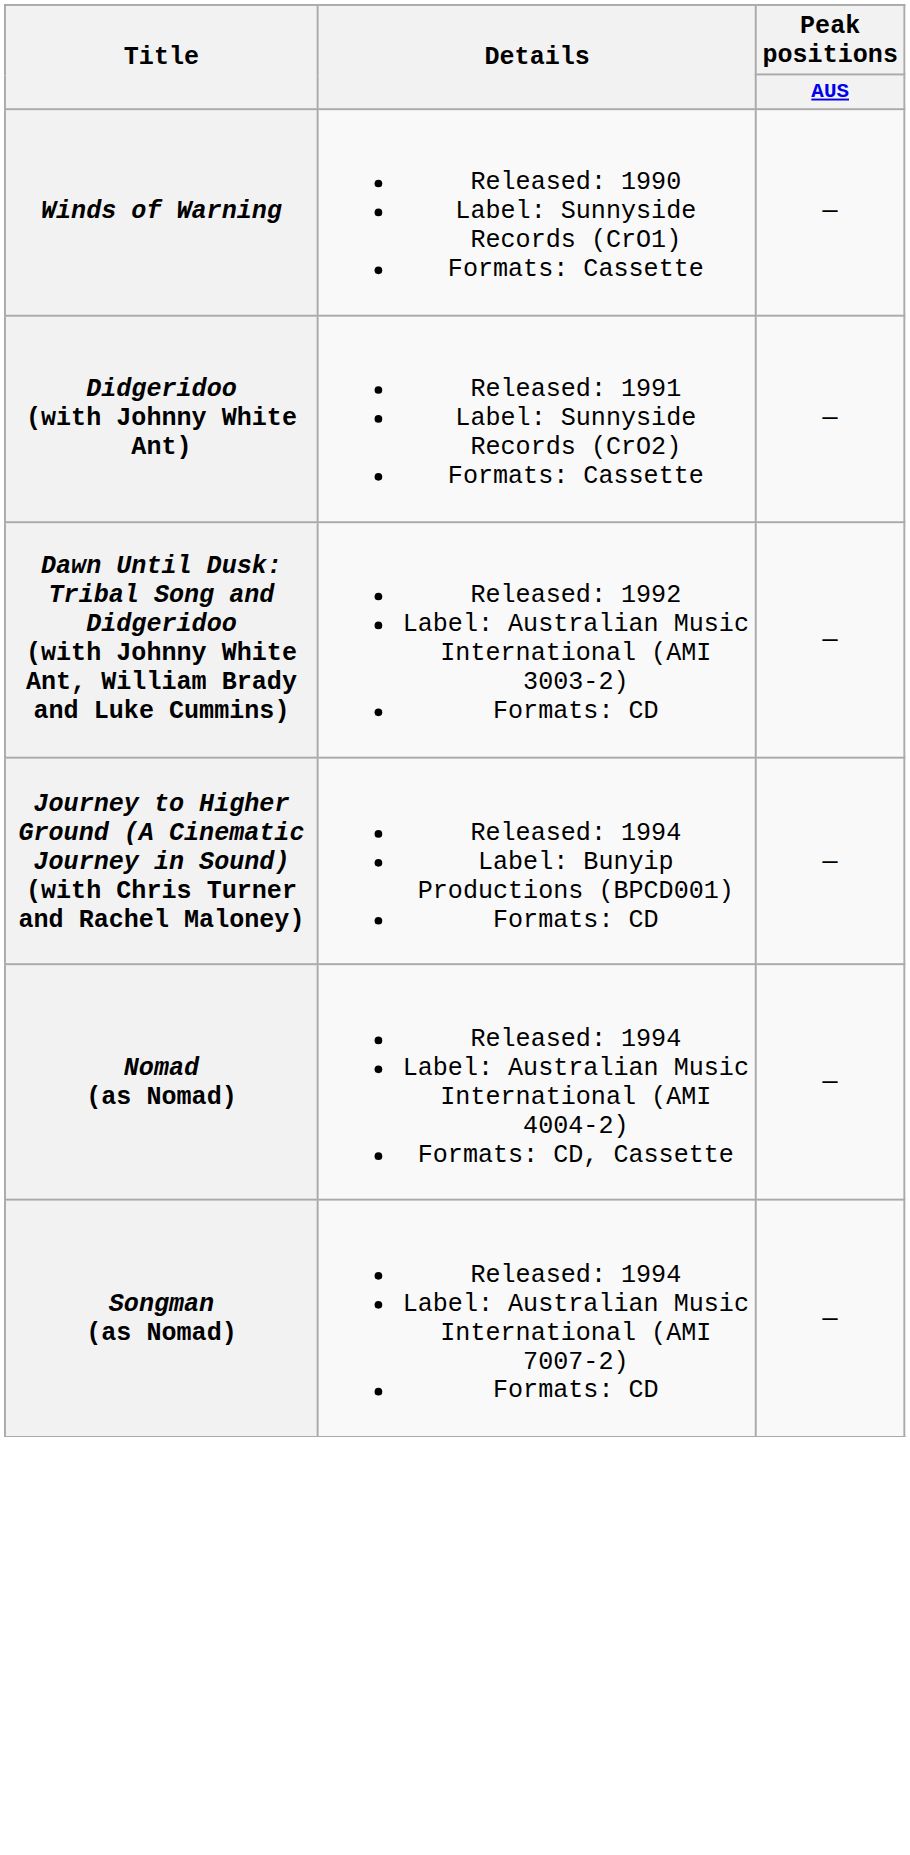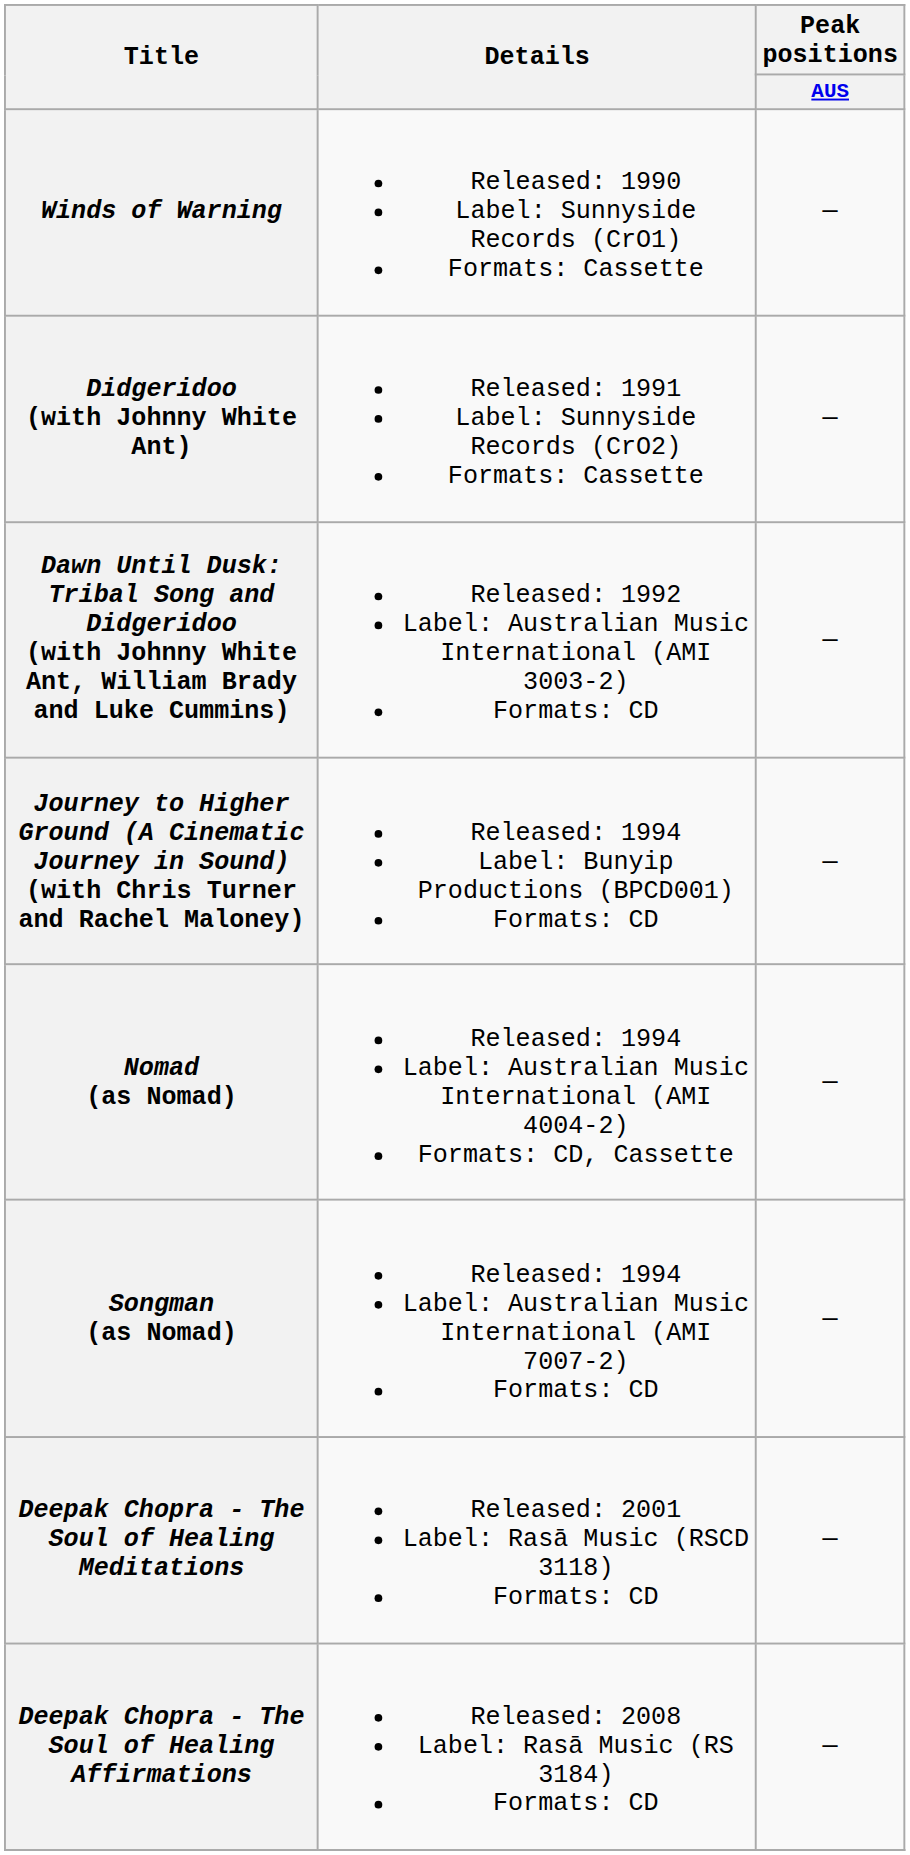+ row: (161, 1540)
+ row: (161, 1747)
